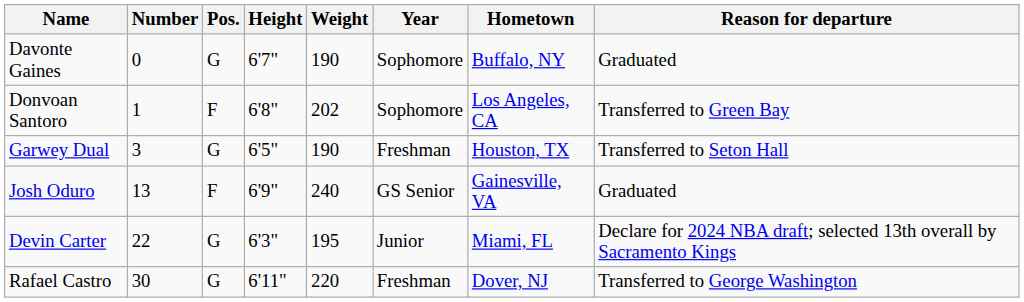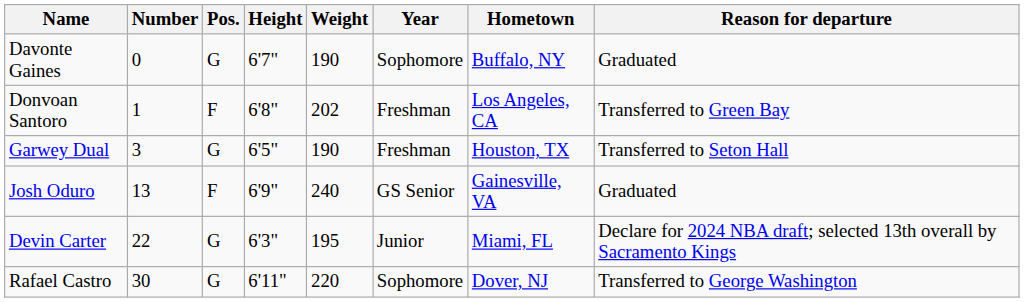(420, 110) Sophomore -> (414, 110) Freshman
(414, 281) Freshman -> (420, 281) Sophomore
